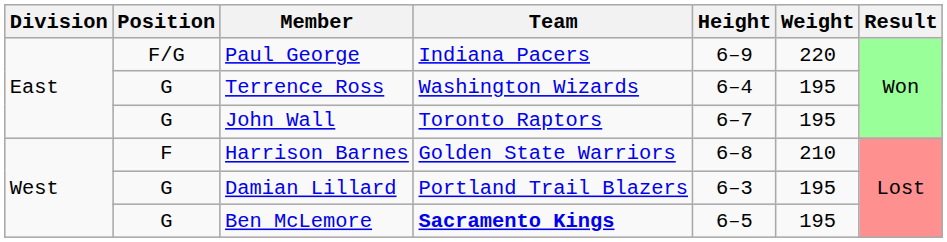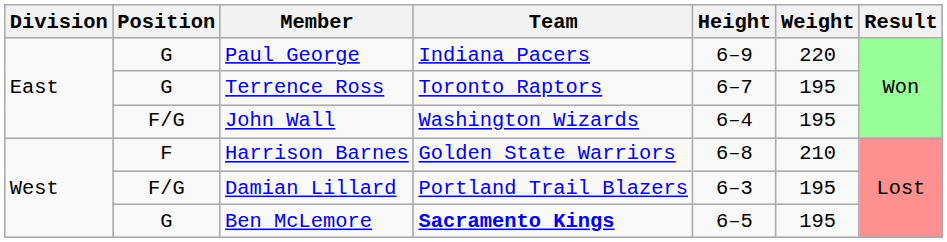(166, 55) F/G -> (166, 55) G
(529, 88) Washington Wizards -> (510, 88) Toronto Raptors
(734, 88) 6–4 -> (734, 88) 6–7
(166, 121) G -> (166, 121) F/G
(510, 121) Toronto Raptors -> (529, 121) Washington Wizards
(734, 121) 6–7 -> (734, 121) 6–4
(166, 188) G -> (166, 188) F/G
